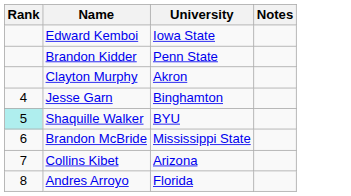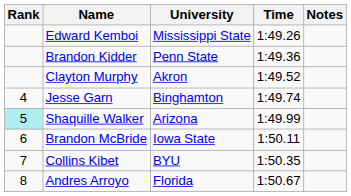+ column: (279, 14)
(184, 35) Iowa State -> (202, 35) Mississippi State
(166, 118) BYU -> (175, 118) Arizona
(202, 139) Mississippi State -> (184, 139) Iowa State
(175, 160) Arizona -> (166, 160) BYU
